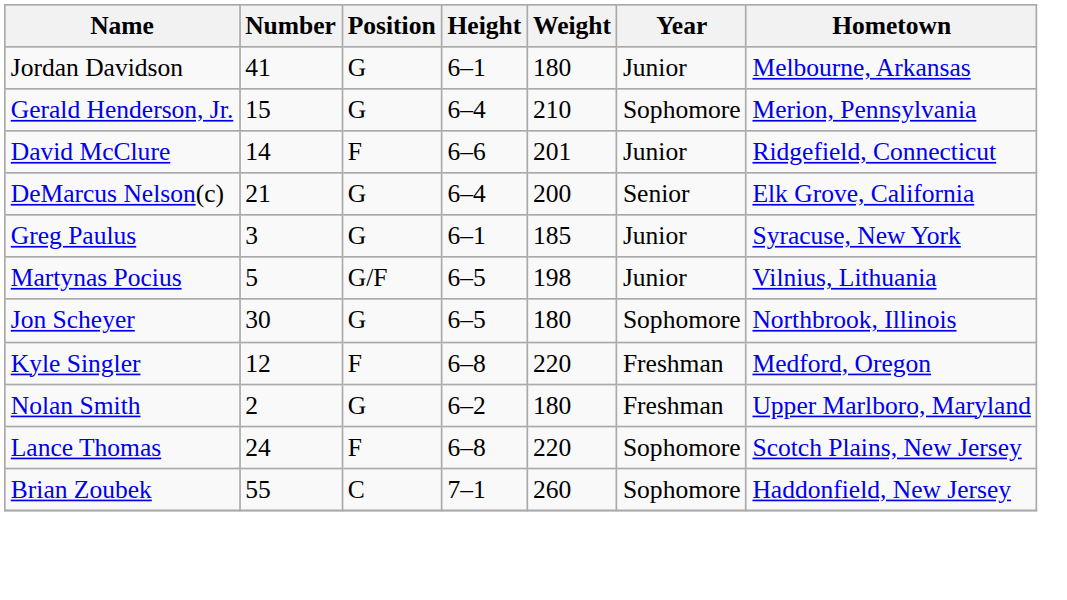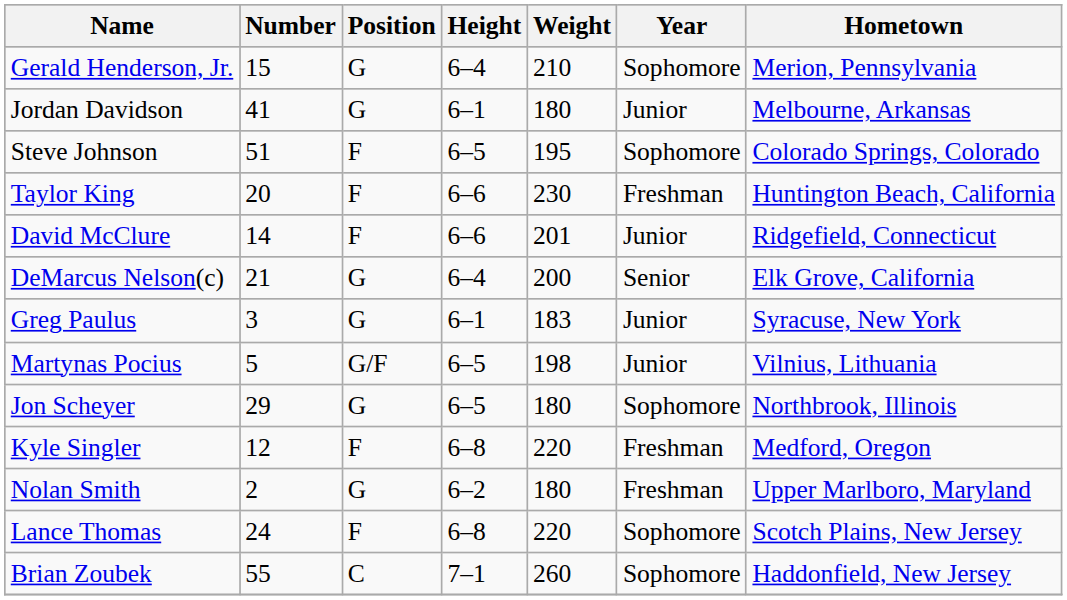rows swapped: (97, 67) <-> (122, 109)
+ row: (84, 152)
+ row: (73, 194)
(552, 236) 185 -> (552, 320) 183
(258, 320) 30 -> (258, 404) 29
